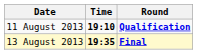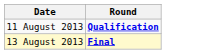- column: (101, 12)
